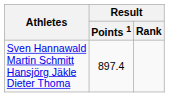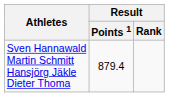(111, 67) 897.4 -> (111, 67) 879.4
